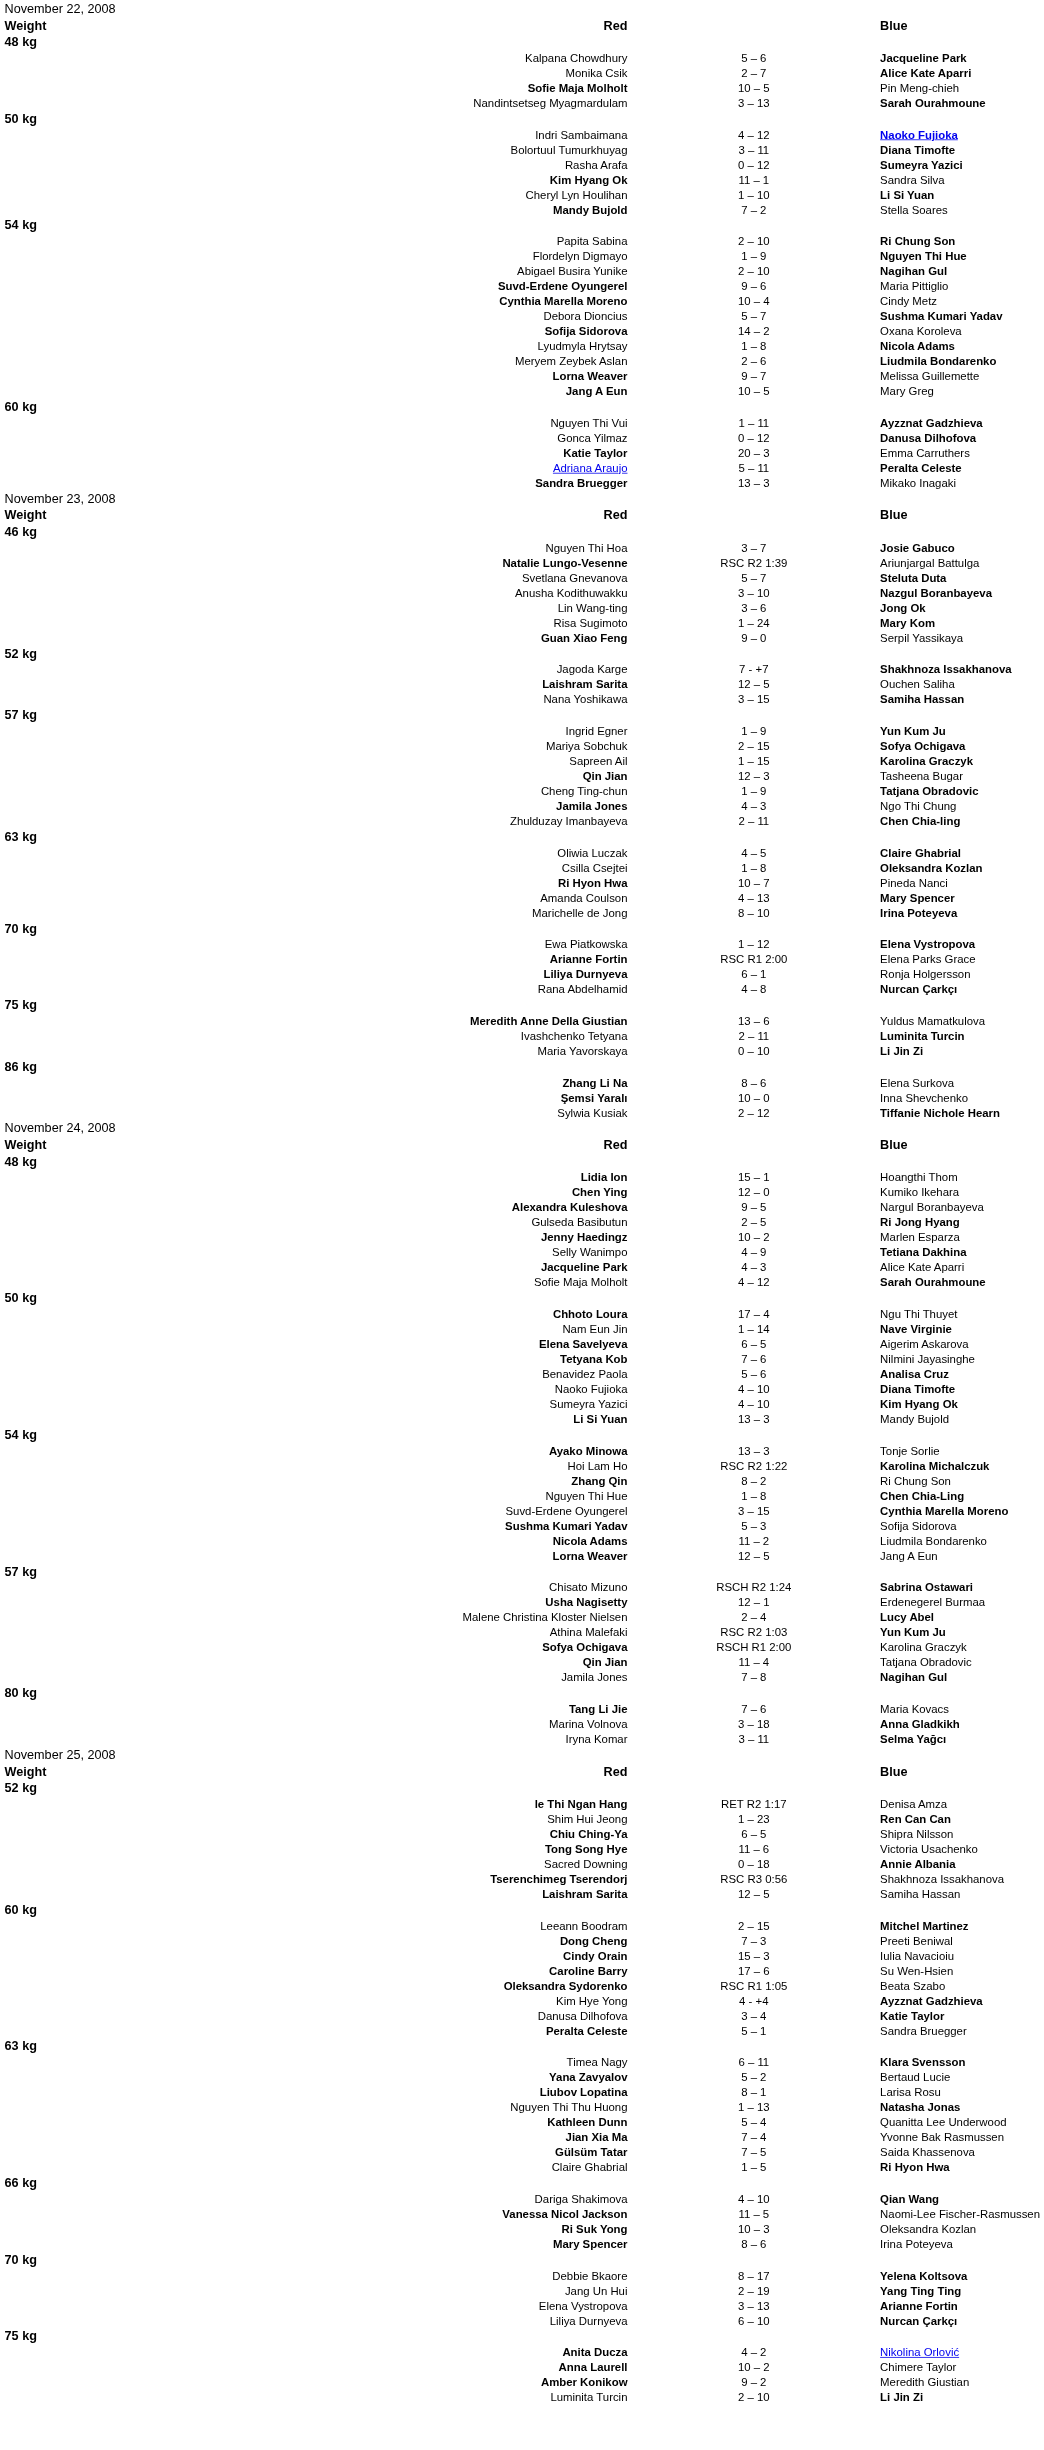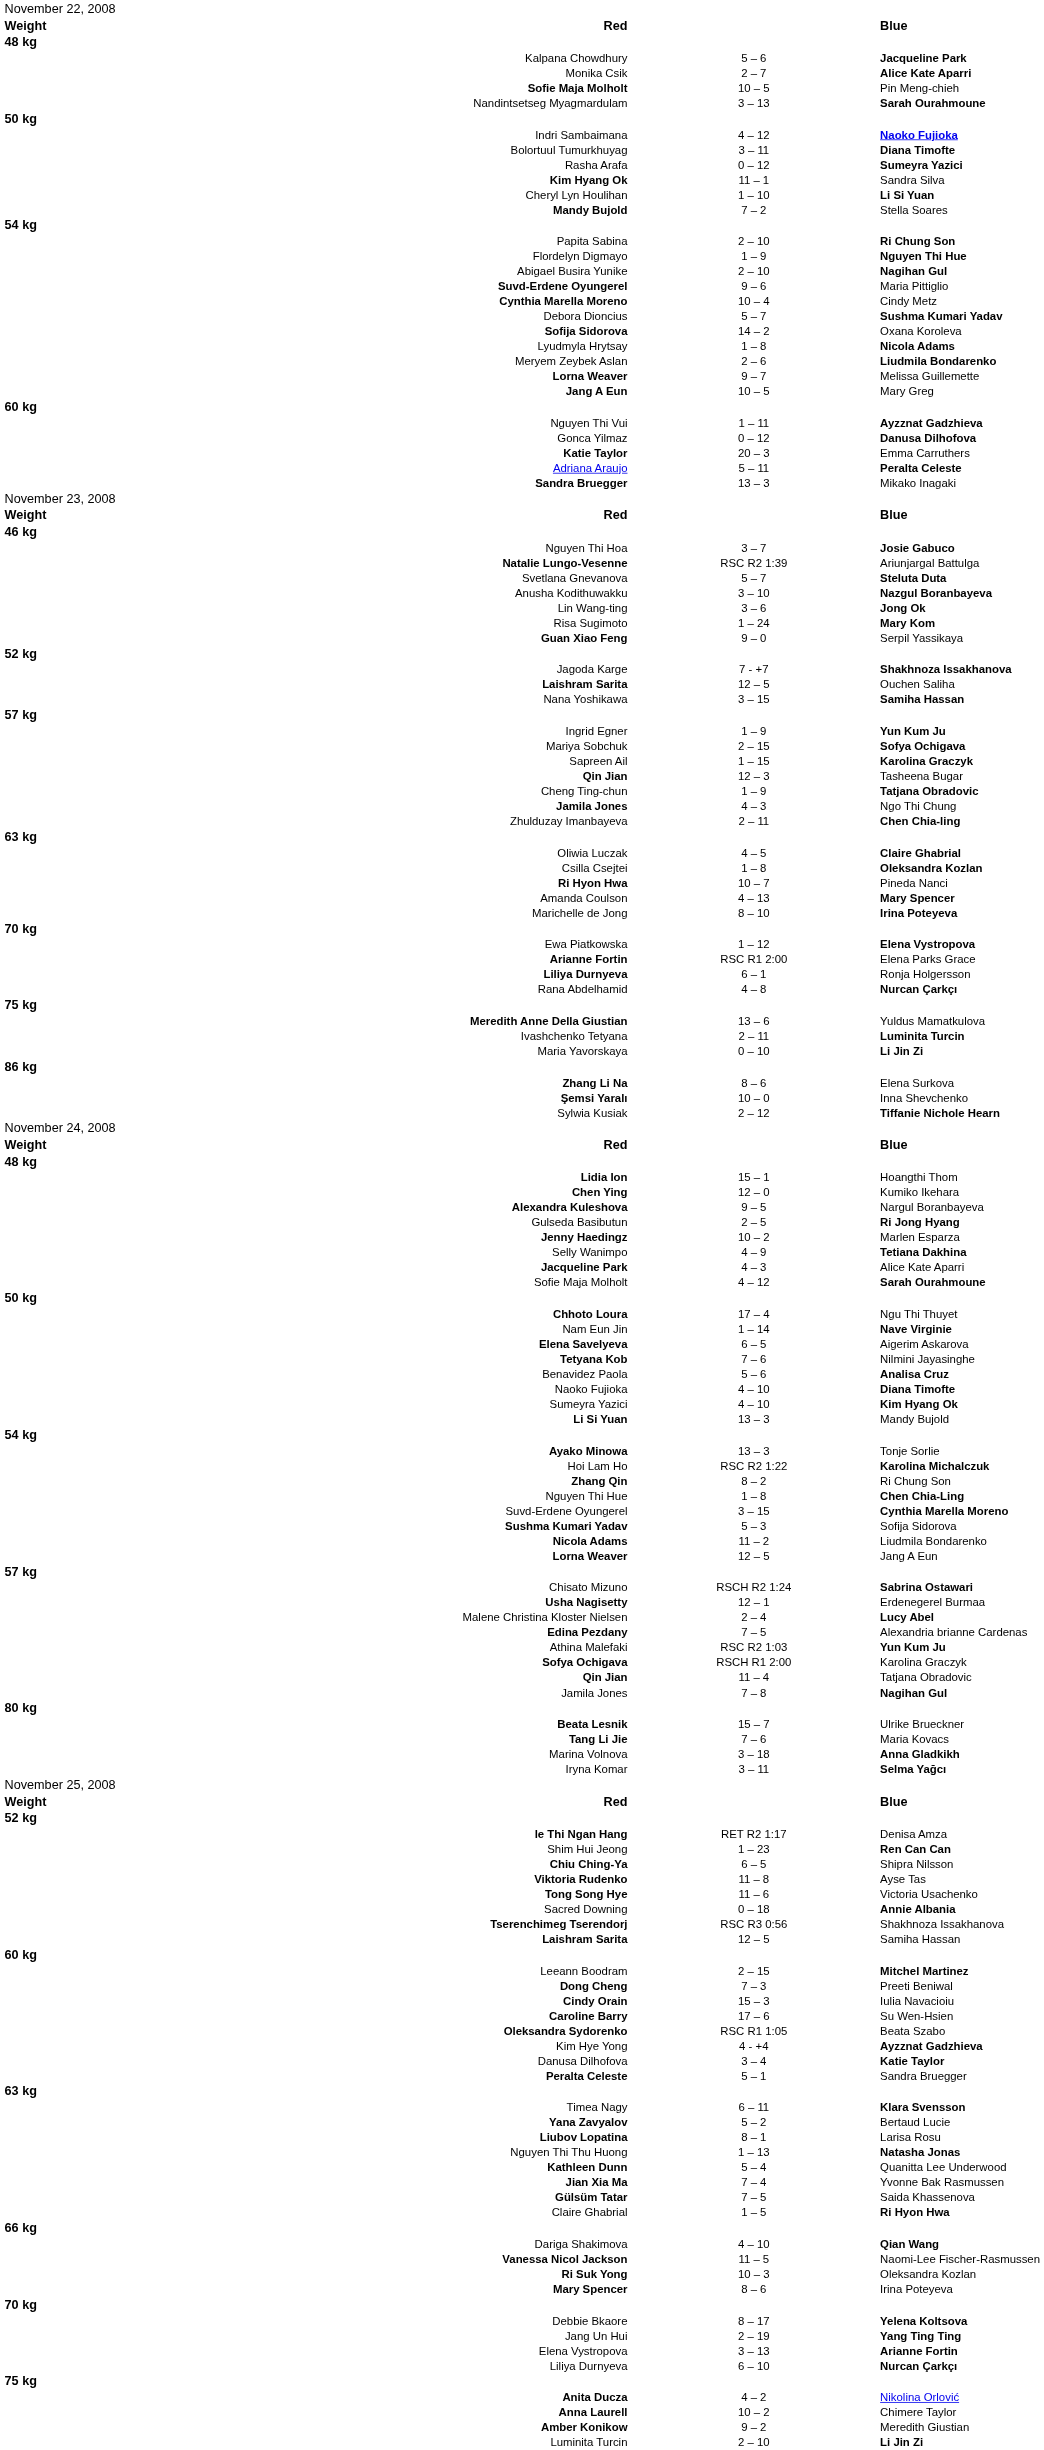+ row: (129, 1633)
+ row: (129, 1724)
+ row: (129, 1879)
